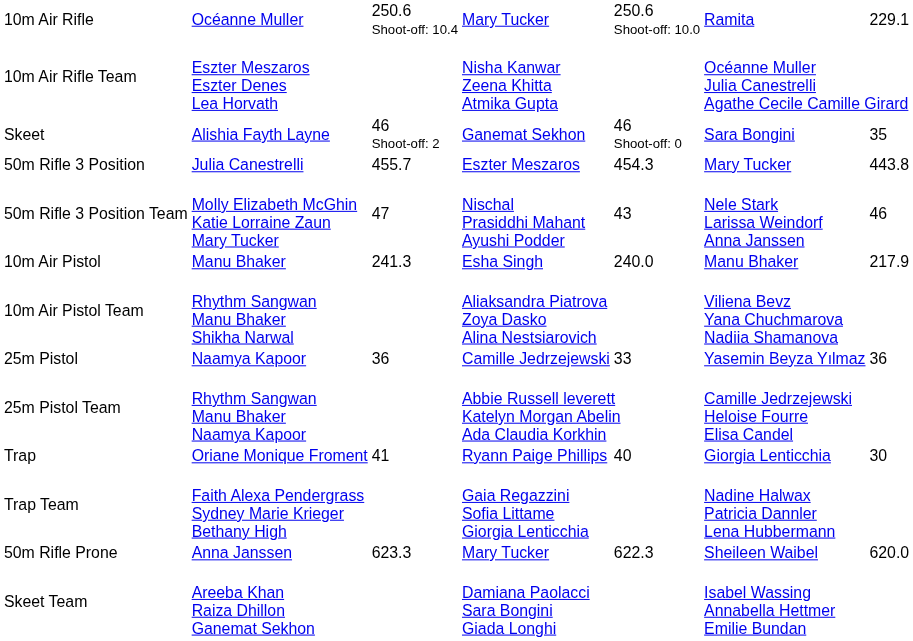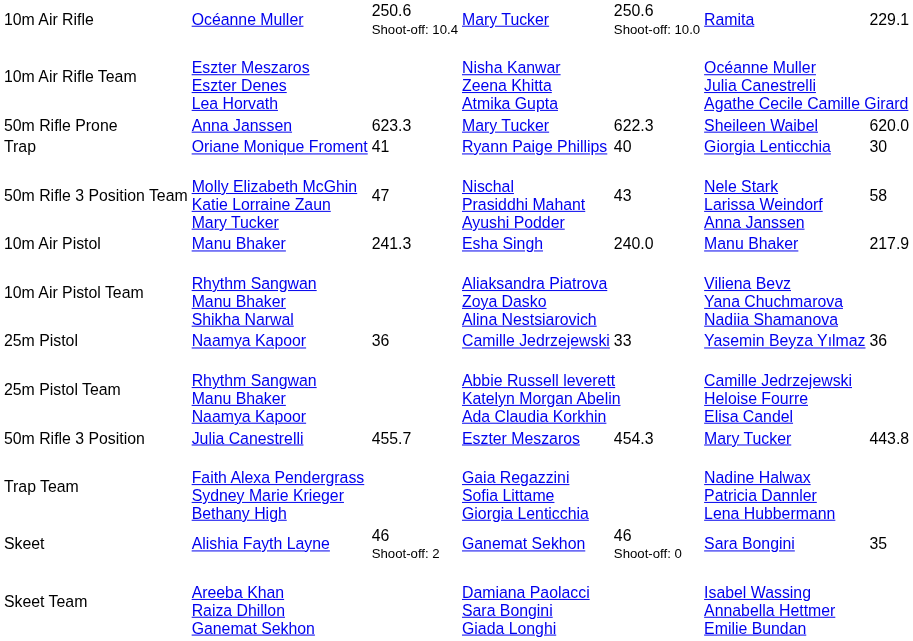rows swapped: (61, 553) <-> (24, 134)
rows swapped: (74, 165) <-> (20, 456)
(878, 213) 46 -> (878, 196) 58
